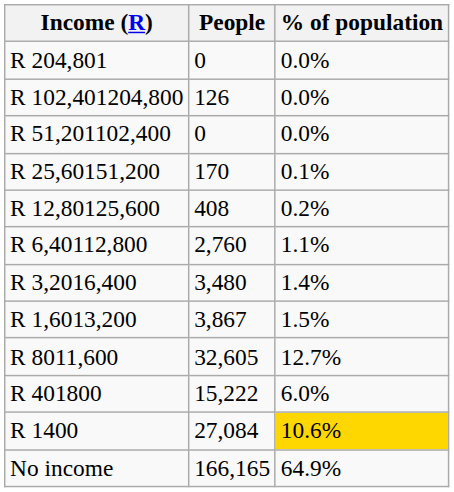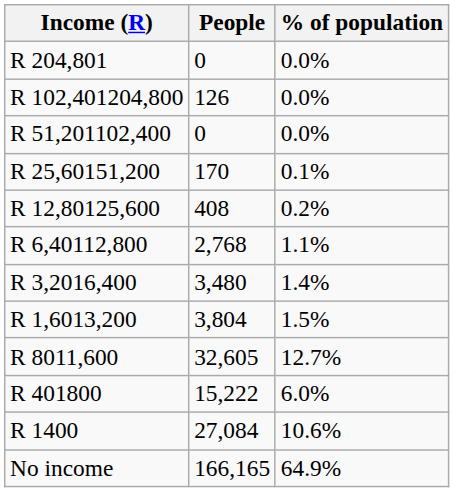(220, 245) 2,760 -> (220, 245) 2,768
(220, 319) 3,867 -> (220, 319) 3,804
(311, 430) gold background -> (311, 430) no background
